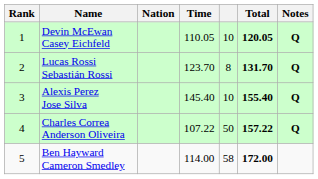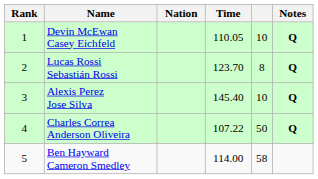- column: (257, 13)
